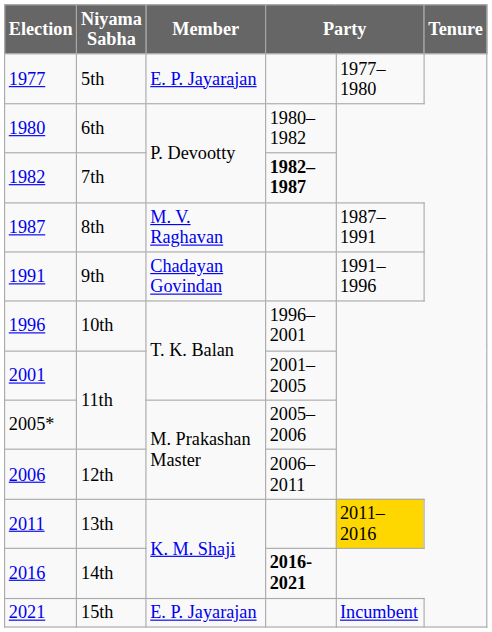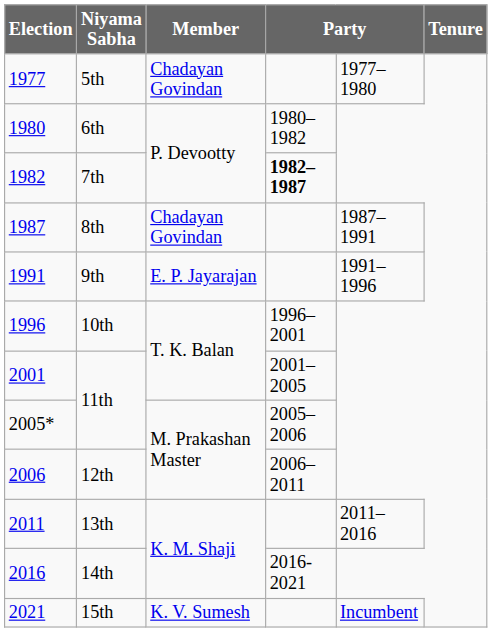(203, 78) E. P. Jayarajan -> (187, 78) Chadayan Govindan
(187, 227) M. V. Raghavan -> (187, 227) Chadayan Govindan
(187, 276) Chadayan Govindan -> (203, 276) E. P. Jayarajan
(362, 523) gold background -> (362, 523) no background
(291, 573) bold -> (291, 573) normal
(203, 612) E. P. Jayarajan -> (200, 612) K. V. Sumesh
